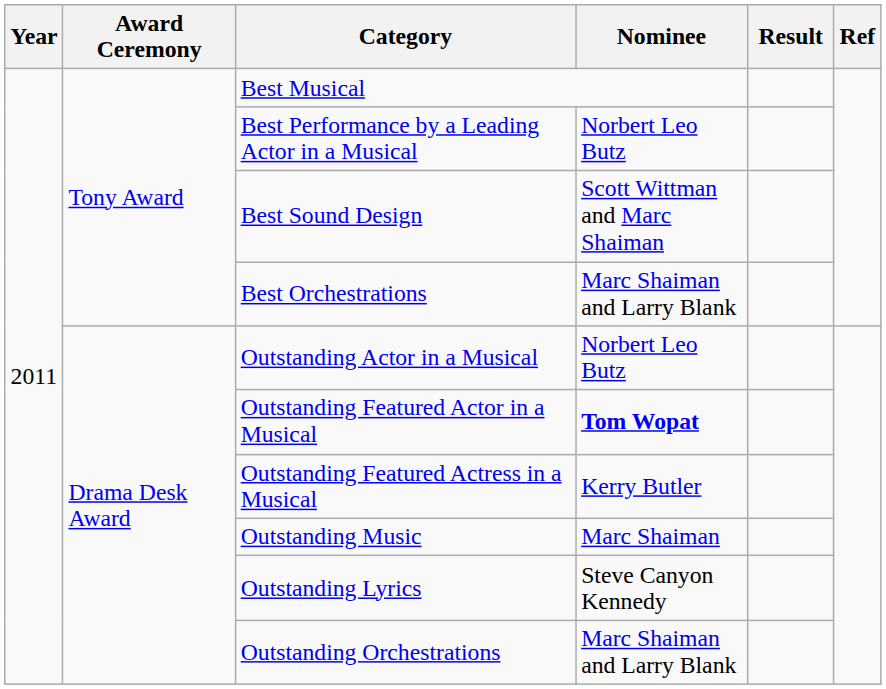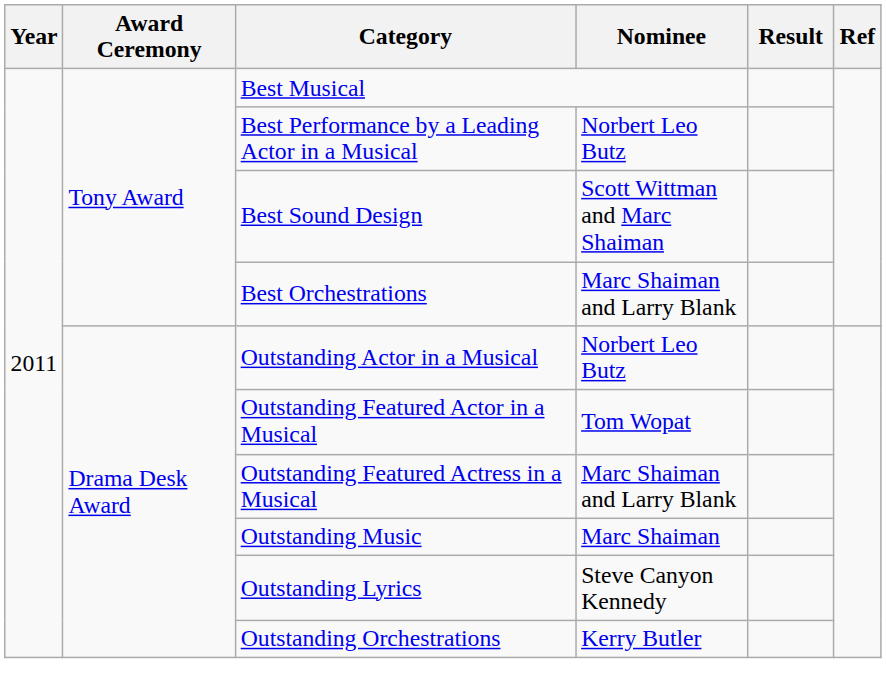(640, 421) bold -> (636, 421) normal
(641, 485) Kerry Butler -> (659, 485) Marc Shaiman and Larry Blank
(659, 651) Marc Shaiman and Larry Blank -> (641, 638) Kerry Butler
